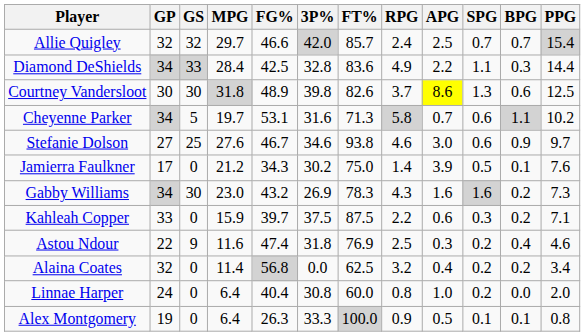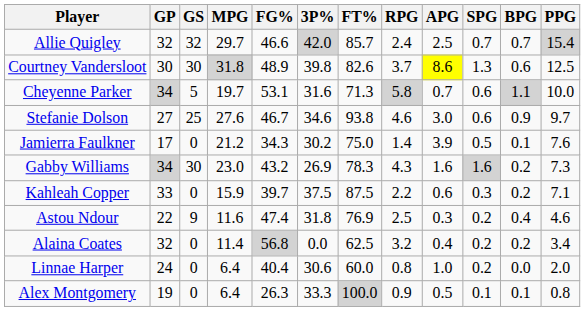- row: (77, 67)
(560, 117) 10.2 -> (560, 92) 10.0
(318, 293) 30.8 -> (318, 268) 30.6
